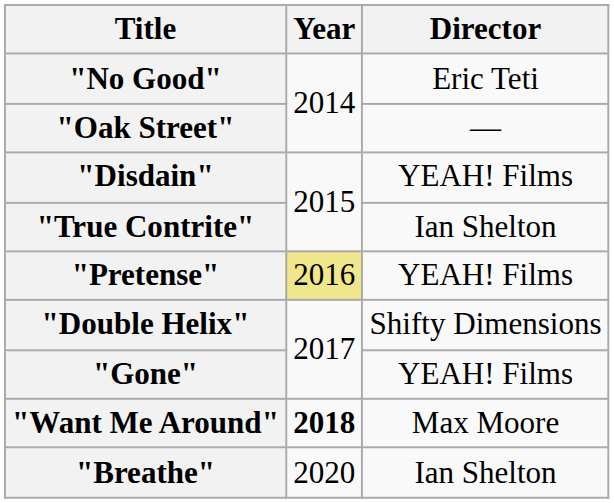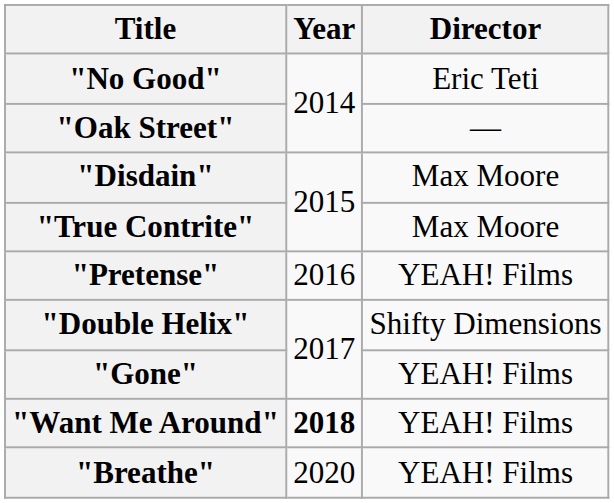(486, 176) YEAH! Films -> (486, 176) Max Moore
(486, 226) Ian Shelton -> (486, 226) Max Moore
(324, 275) khaki background -> (324, 275) no background
(486, 422) Max Moore -> (486, 422) YEAH! Films
(486, 472) Ian Shelton -> (486, 472) YEAH! Films
